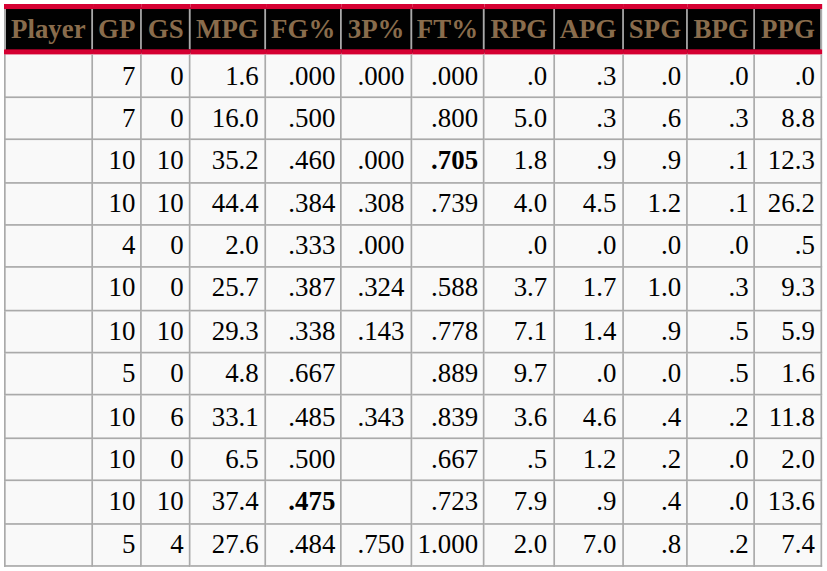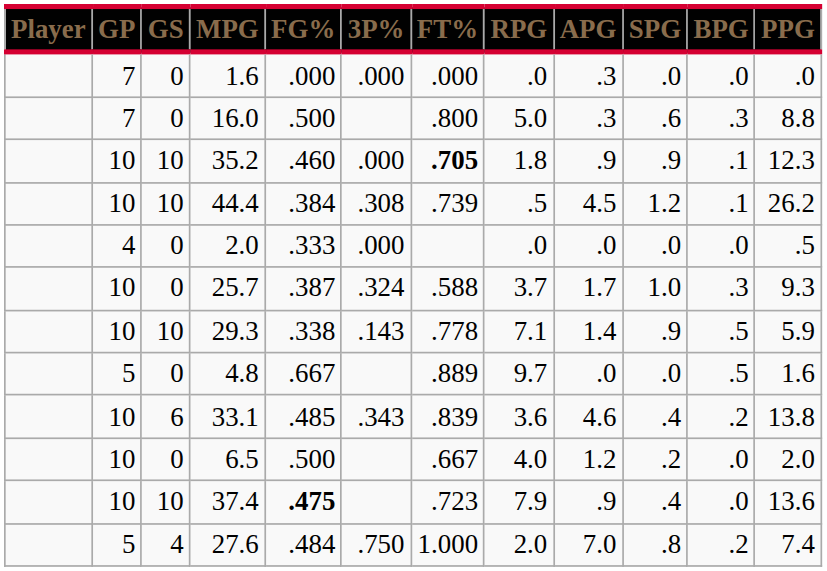(530, 203) 4.0 -> (537, 203) .5
(792, 416) 11.8 -> (791, 416) 13.8
(537, 458) .5 -> (530, 458) 4.0
